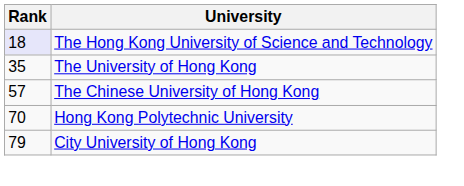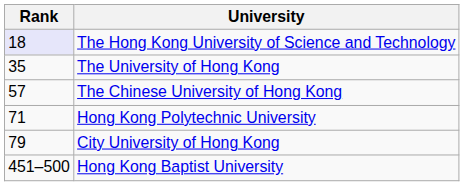(17, 117) 70 -> (17, 117) 71
+ row: (180, 167)
